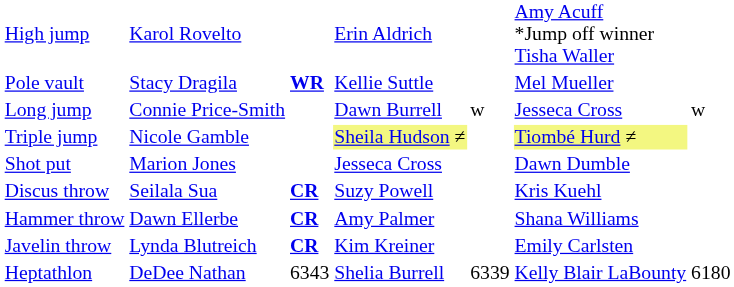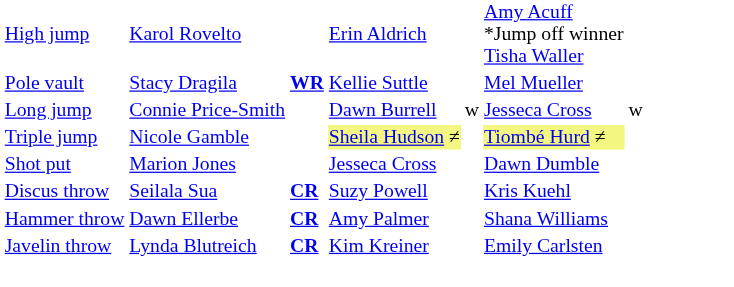- row: (48, 272)
